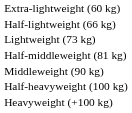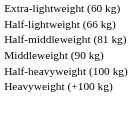- row: (50, 39)
